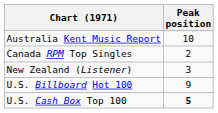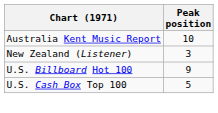- row: (69, 54)
(188, 100) bold -> (188, 85) normal
